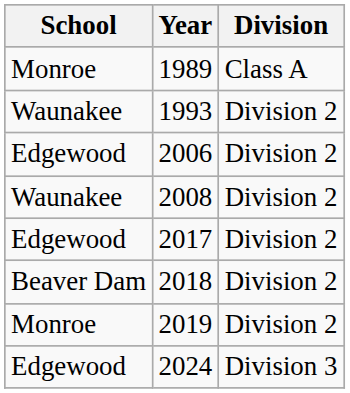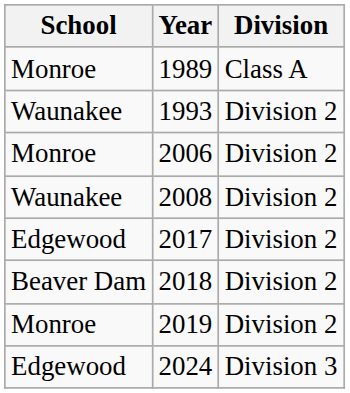(69, 153) Edgewood -> (54, 153) Monroe
